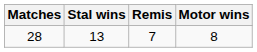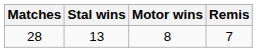columns swapped: (152, 15) <-> (214, 15)
